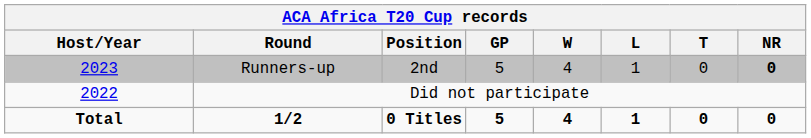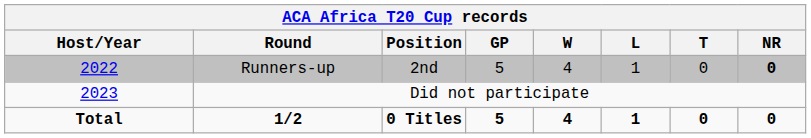(99, 69) 2023 -> (99, 69) 2022
(99, 94) 2022 -> (99, 94) 2023
